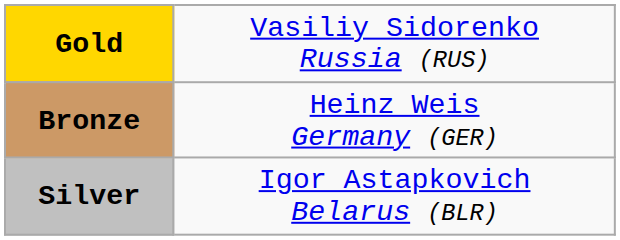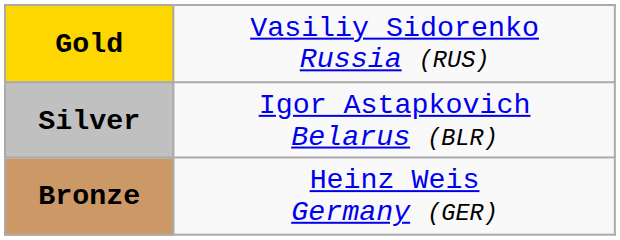rows swapped: (89, 197) <-> (89, 120)
